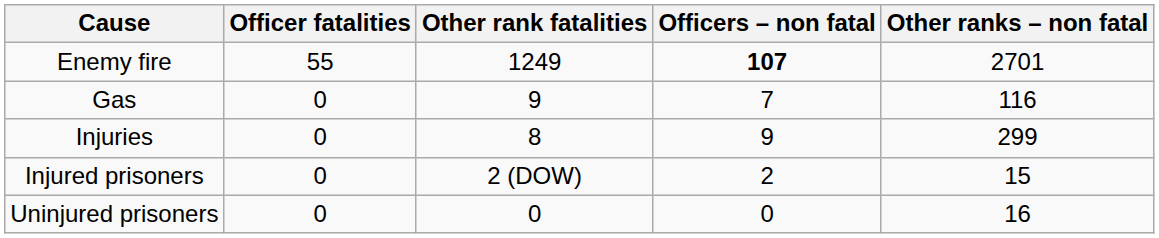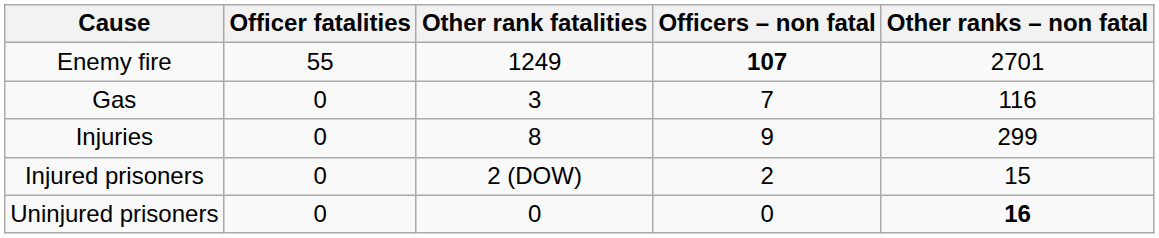(535, 99) 9 -> (535, 99) 3
(1018, 213) normal -> (1018, 213) bold
